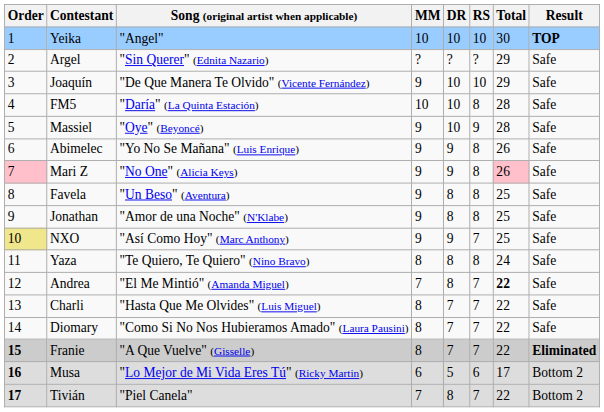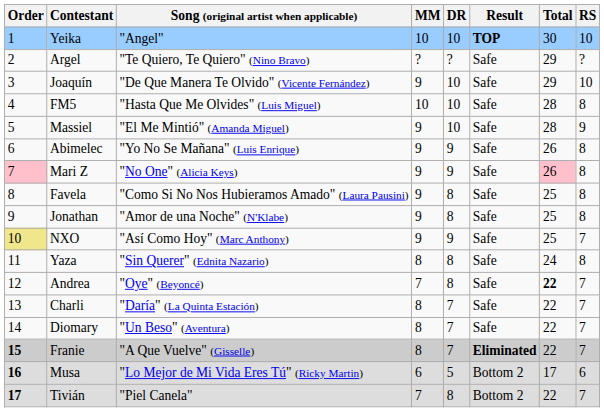columns swapped: (481, 16) <-> (564, 16)
(194, 60) "Sin Querer" (Ednita Nazario) -> (214, 60) "Te Quiero, Te Quiero" (Nino Bravo)
(189, 105) "Daría" (La Quinta Estación) -> (220, 105) "Hasta Que Me Olvides" (Luis Miguel)
(162, 127) "Oye" (Beyoncé) -> (204, 127) "El Me Mintió" (Amanda Miguel)
(175, 194) "Un Beso" (Aventura) -> (264, 194) "Como Si No Nos Hubieramos Amado" (Laura Pausini)
(214, 261) "Te Quiero, Te Quiero" (Nino Bravo) -> (194, 261) "Sin Querer" (Ednita Nazario)
(204, 283) "El Me Mintió" (Amanda Miguel) -> (162, 283) "Oye" (Beyoncé)
(220, 306) "Hasta Que Me Olvides" (Luis Miguel) -> (189, 306) "Daría" (La Quinta Estación)
(264, 328) "Como Si No Nos Hubieramos Amado" (Laura Pausini) -> (175, 328) "Un Beso" (Aventura)
